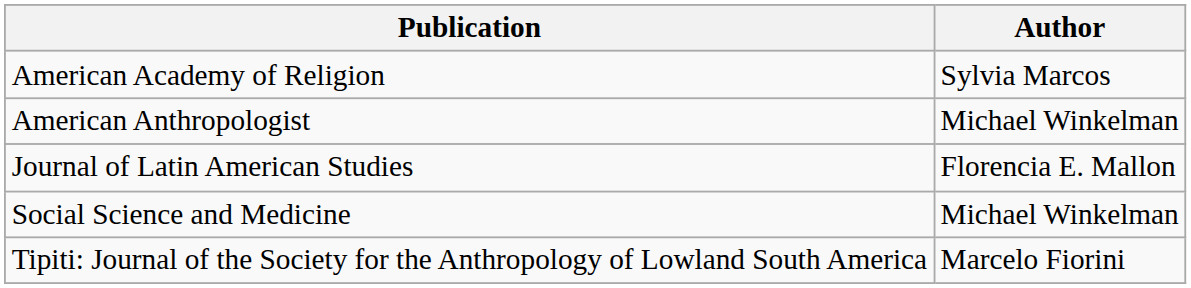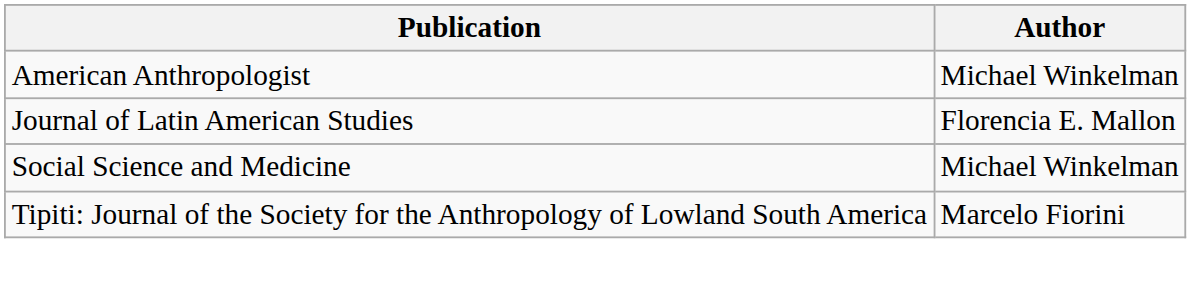- row: (198, 74)
